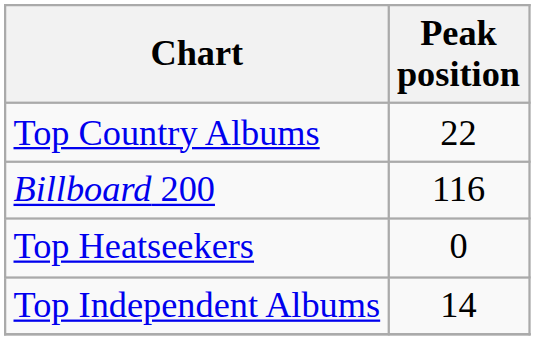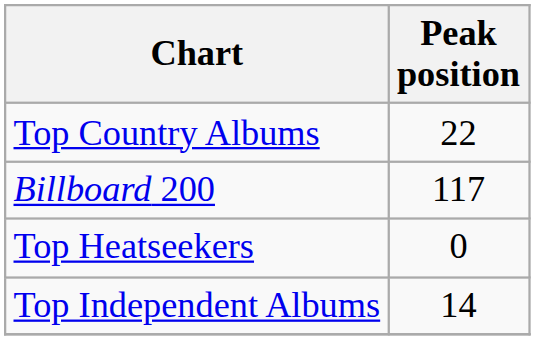(458, 189) 116 -> (458, 189) 117
